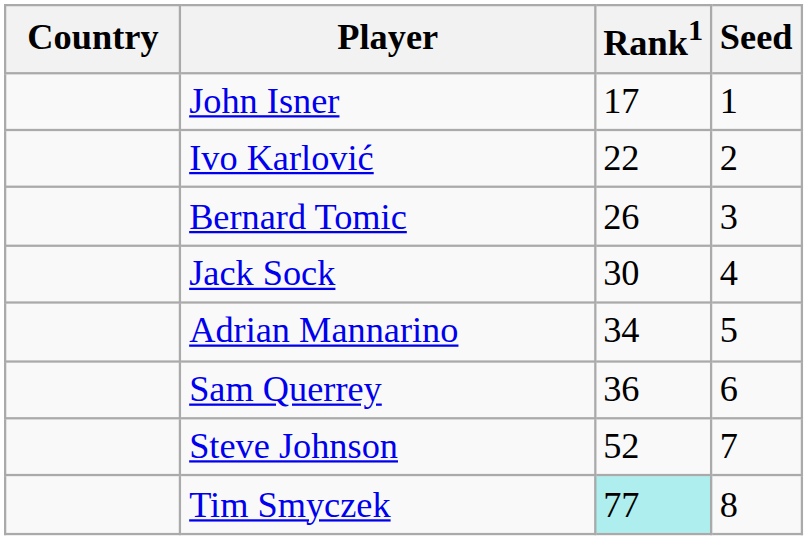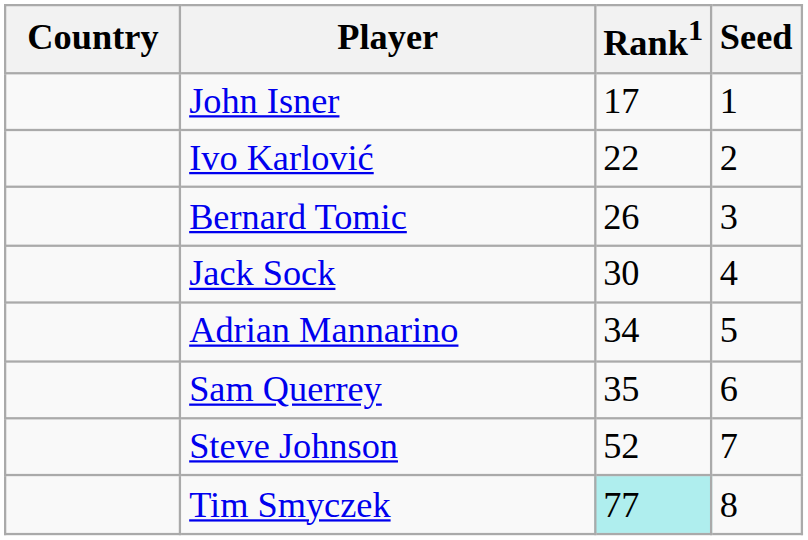(621, 388) 36 -> (621, 388) 35
